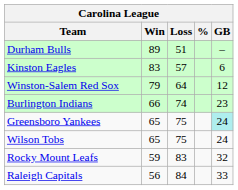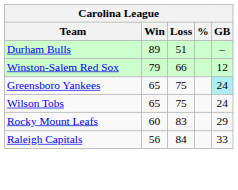- row: (42, 67)
(181, 85) 64 -> (181, 67) 66
- row: (50, 103)
(154, 157) 59 -> (154, 121) 60
(222, 157) 32 -> (222, 121) 29
